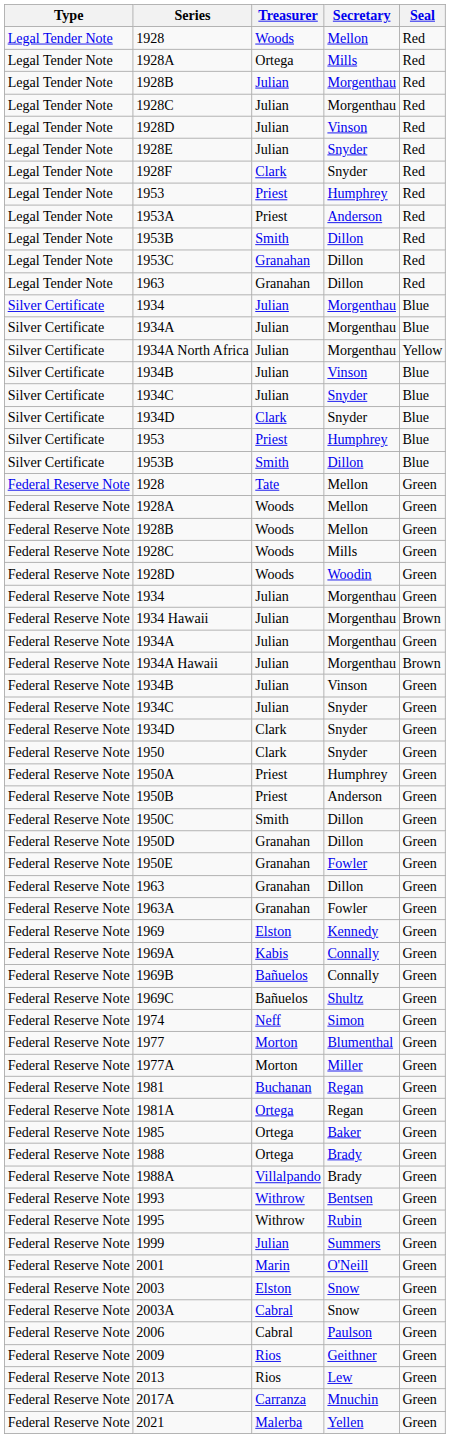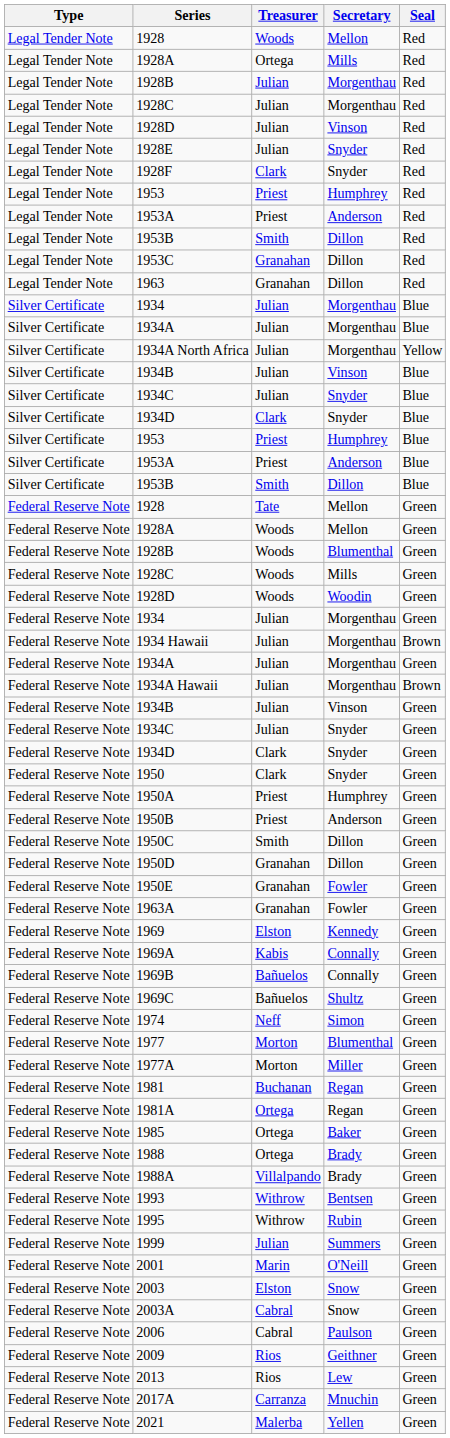+ row: (56, 462)
(348, 529) Mellon -> (360, 551) Blumenthal
- row: (69, 886)
